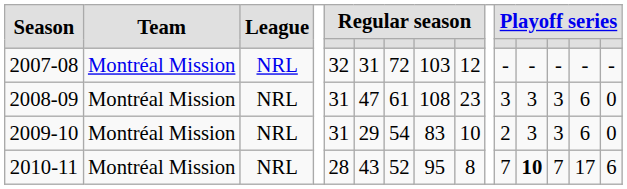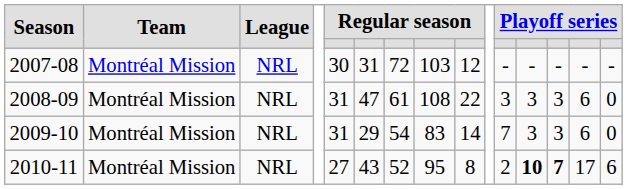(339, 65) 32 -> (339, 65) 30
(470, 99) 23 -> (470, 99) 22
(470, 133) 10 -> (470, 133) 14
(505, 133) 2 -> (505, 133) 7
(339, 167) 28 -> (339, 167) 27
(505, 167) 7 -> (505, 167) 2
(558, 167) normal -> (558, 167) bold
